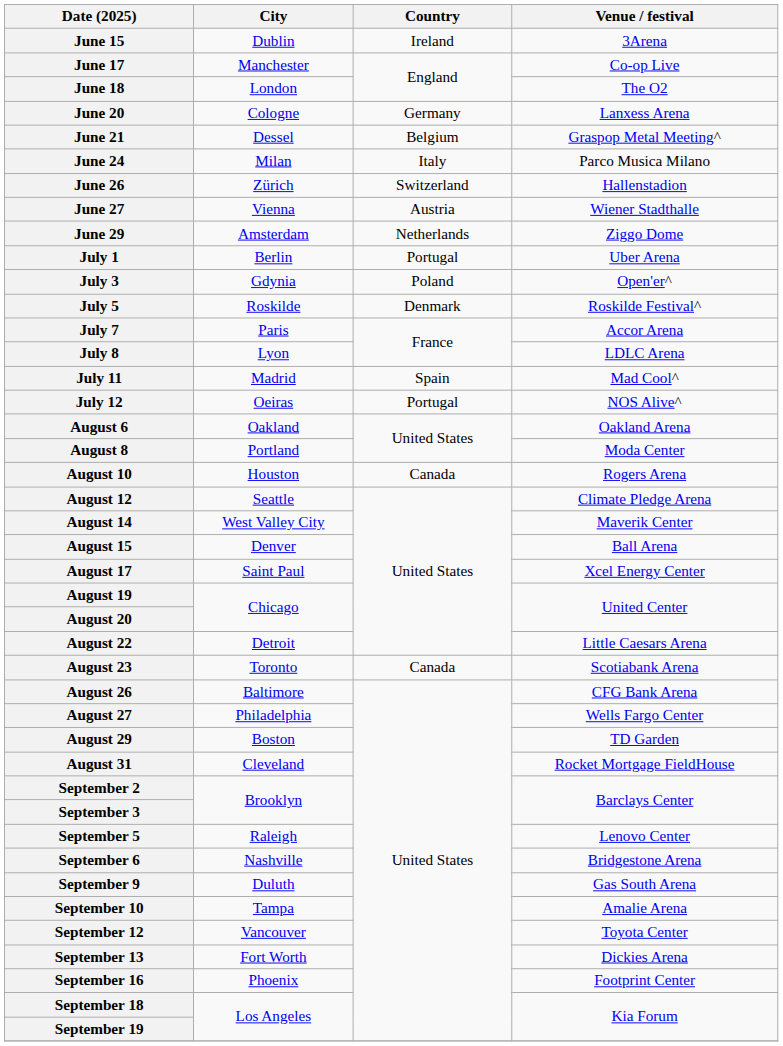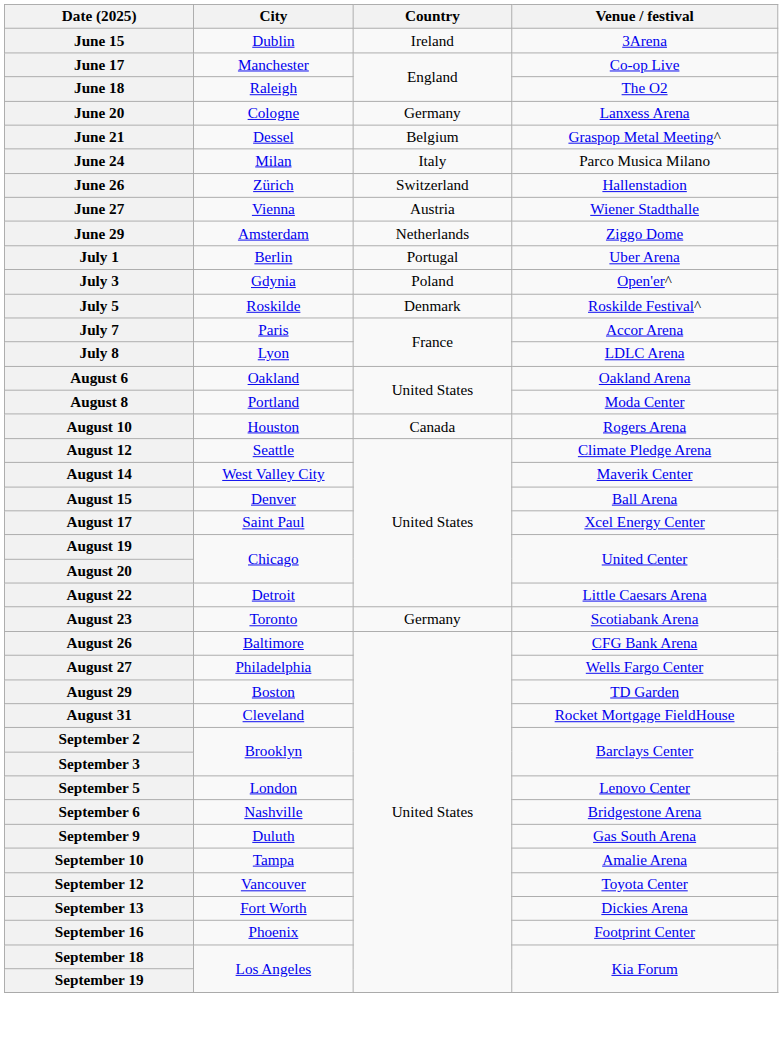(273, 88) London -> (273, 88) Raleigh
- row: (99, 378)
- row: (99, 402)
(432, 667) Canada -> (432, 619) Germany
(273, 836) Raleigh -> (273, 787) London
